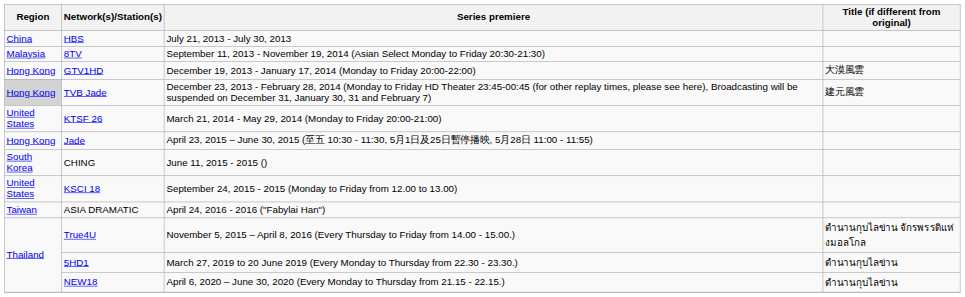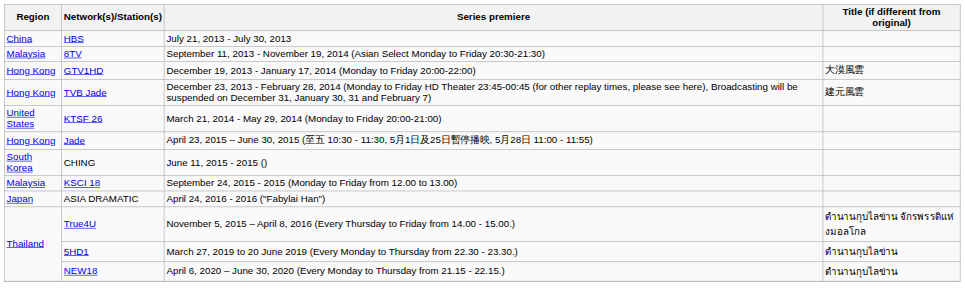(31, 92) lightgrey background -> (31, 92) no background
(21, 189) United States -> (26, 183) Malaysia
(22, 210) Taiwan -> (20, 199) Japan
